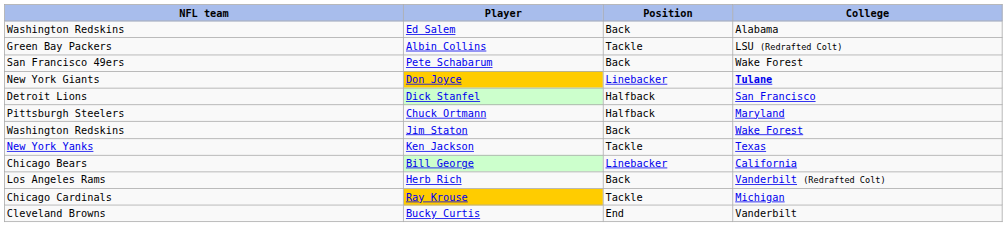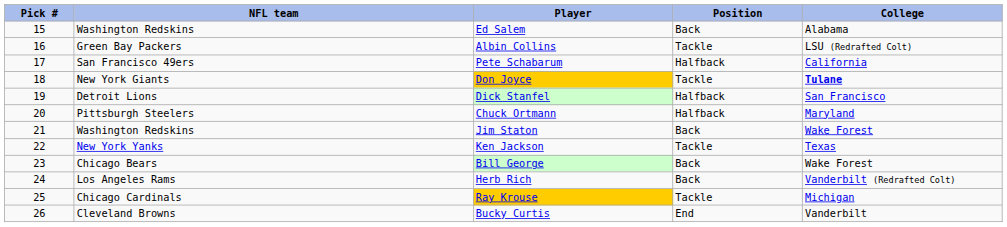+ column: (39, 13)
(618, 63) Back -> (700, 63) Halfback
(769, 63) Wake Forest -> (836, 63) California
(636, 80) Linebacker -> (694, 80) Tackle
(636, 163) Linebacker -> (688, 163) Back
(766, 163) California -> (839, 163) Wake Forest
